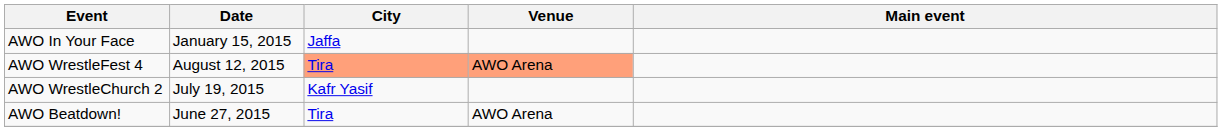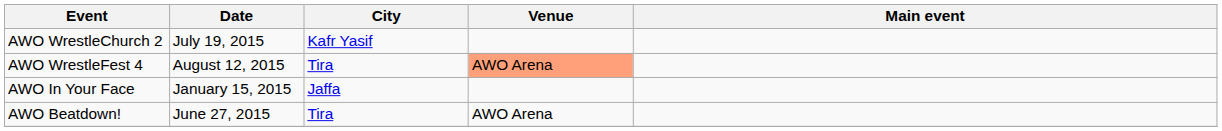rows swapped: (71, 41) <-> (85, 89)
(320, 65) lightsalmon background -> (320, 65) no background
